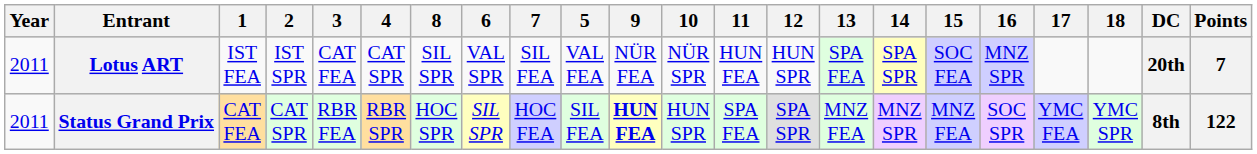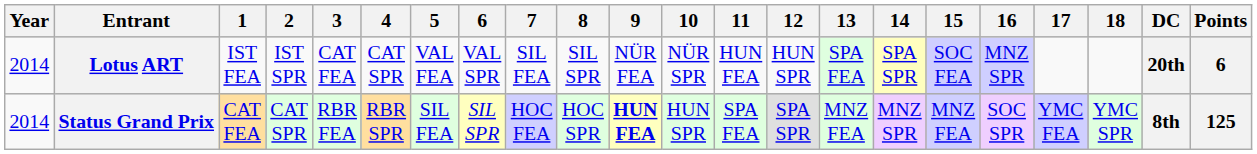columns swapped: (585, 20) <-> (436, 20)
(29, 64) 2011 -> (29, 64) 2014
(1221, 64) 7 -> (1221, 64) 6
(29, 121) 2011 -> (29, 121) 2014
(1221, 121) 122 -> (1221, 121) 125
